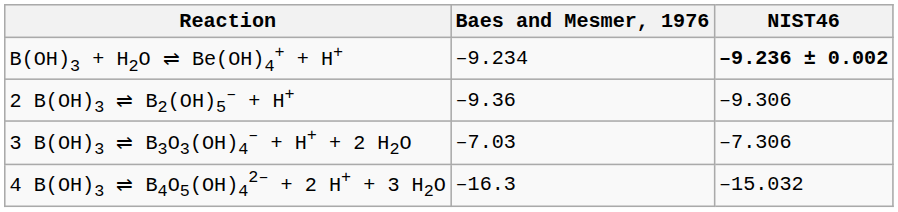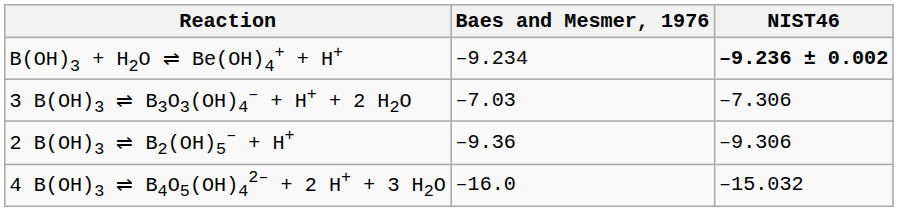rows swapped: (152, 101) <-> (211, 143)
(486, 185) –16.3 -> (486, 185) –16.0
